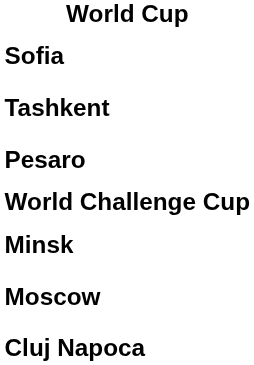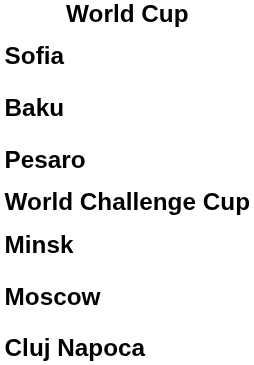- row: (57, 108)
+ row: (34, 108)
